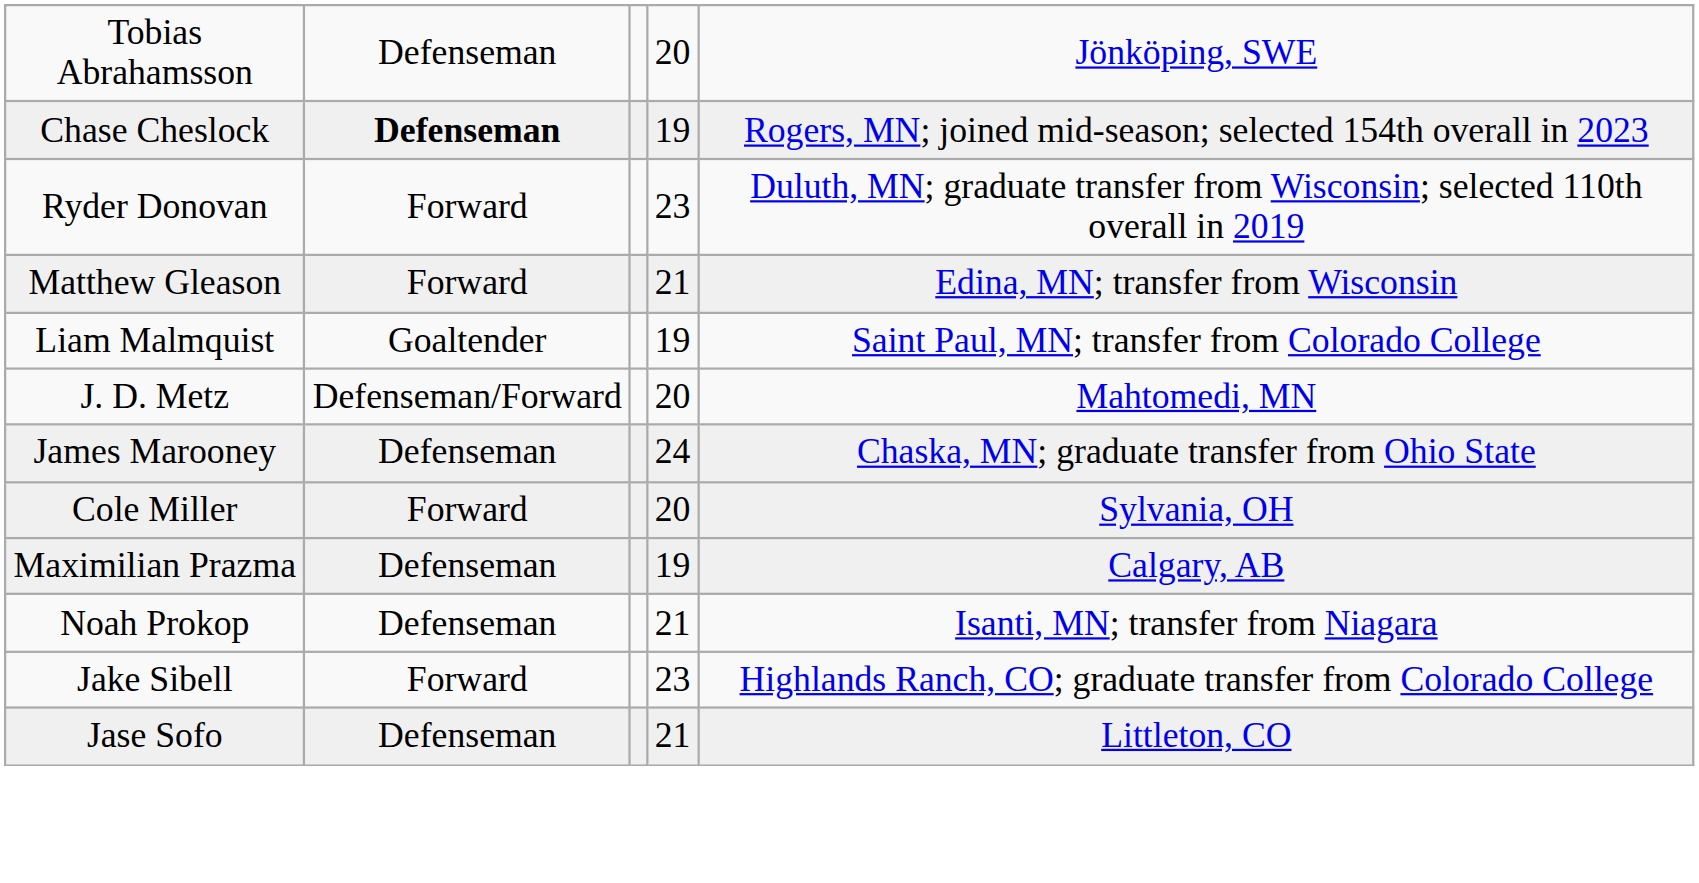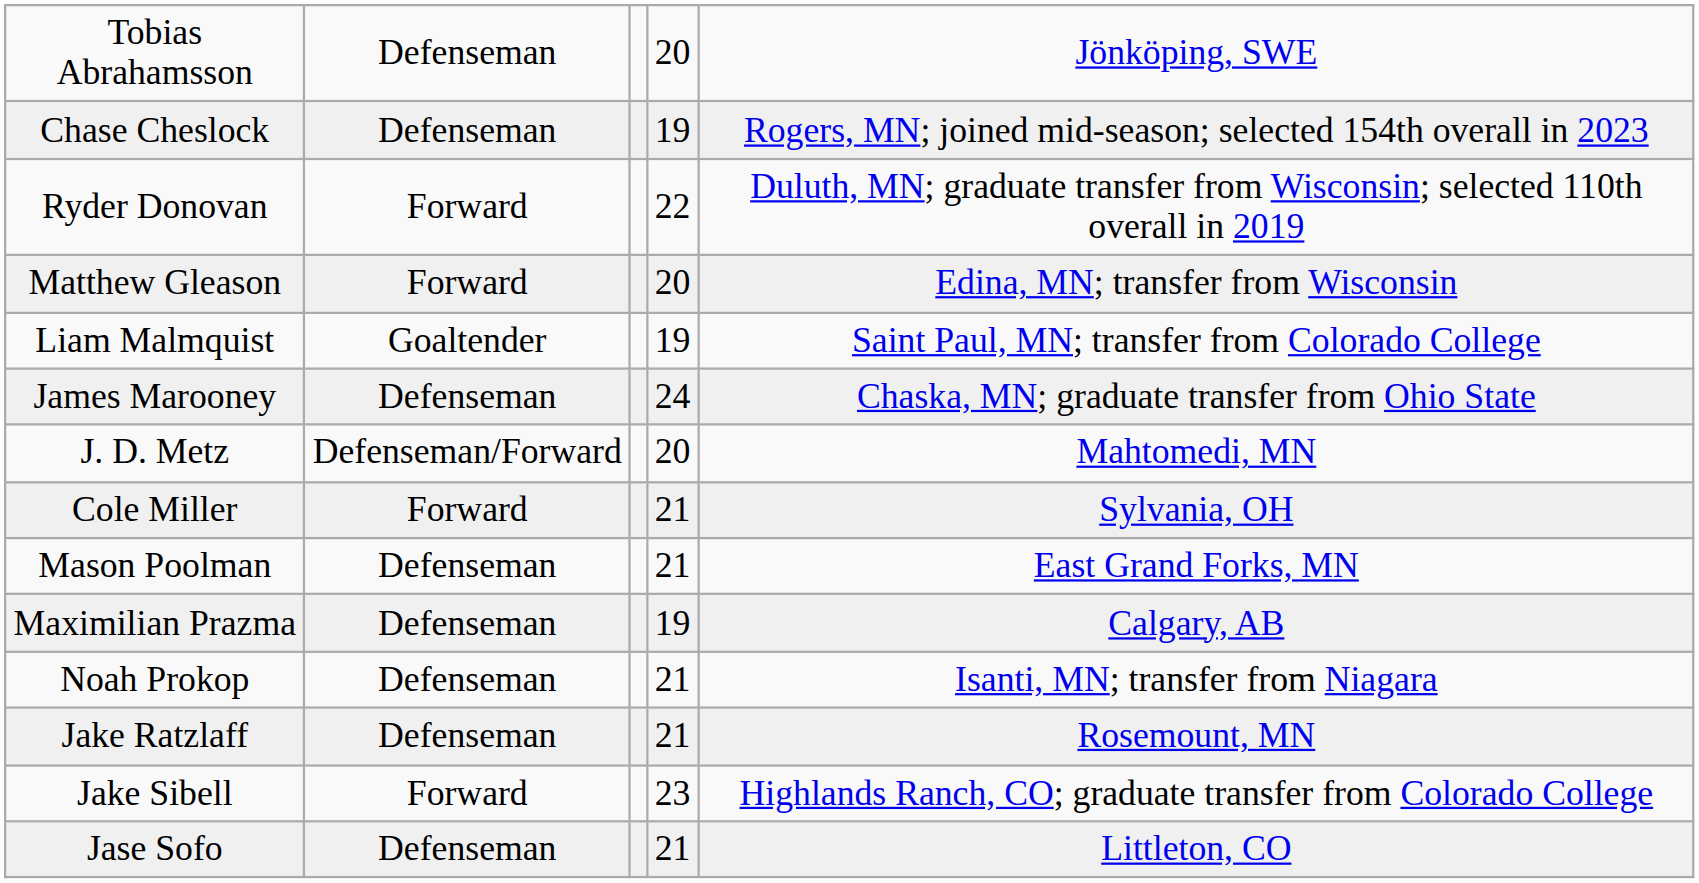(467, 129) bold -> (467, 129) normal
(673, 206) 23 -> (673, 206) 22
(673, 282) 21 -> (673, 282) 20
rows swapped: (155, 452) <-> (155, 396)
(673, 509) 20 -> (673, 509) 21
+ row: (155, 565)
+ row: (155, 735)
